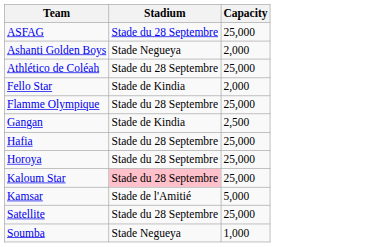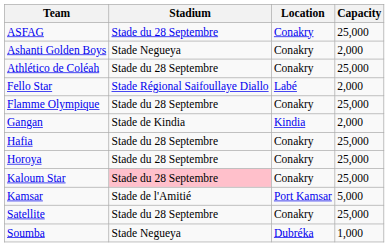+ column: (303, 13)
(148, 86) Stade de Kindia -> (190, 86) Stade Régional Saifoullaye Diallo
(236, 123) 2,500 -> (350, 123) 2,000
